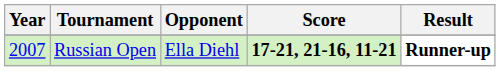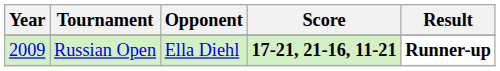(27, 50) 2007 -> (27, 50) 2009
